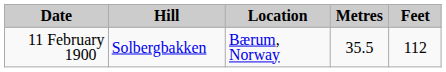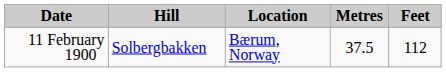(359, 47) 35.5 -> (359, 47) 37.5
